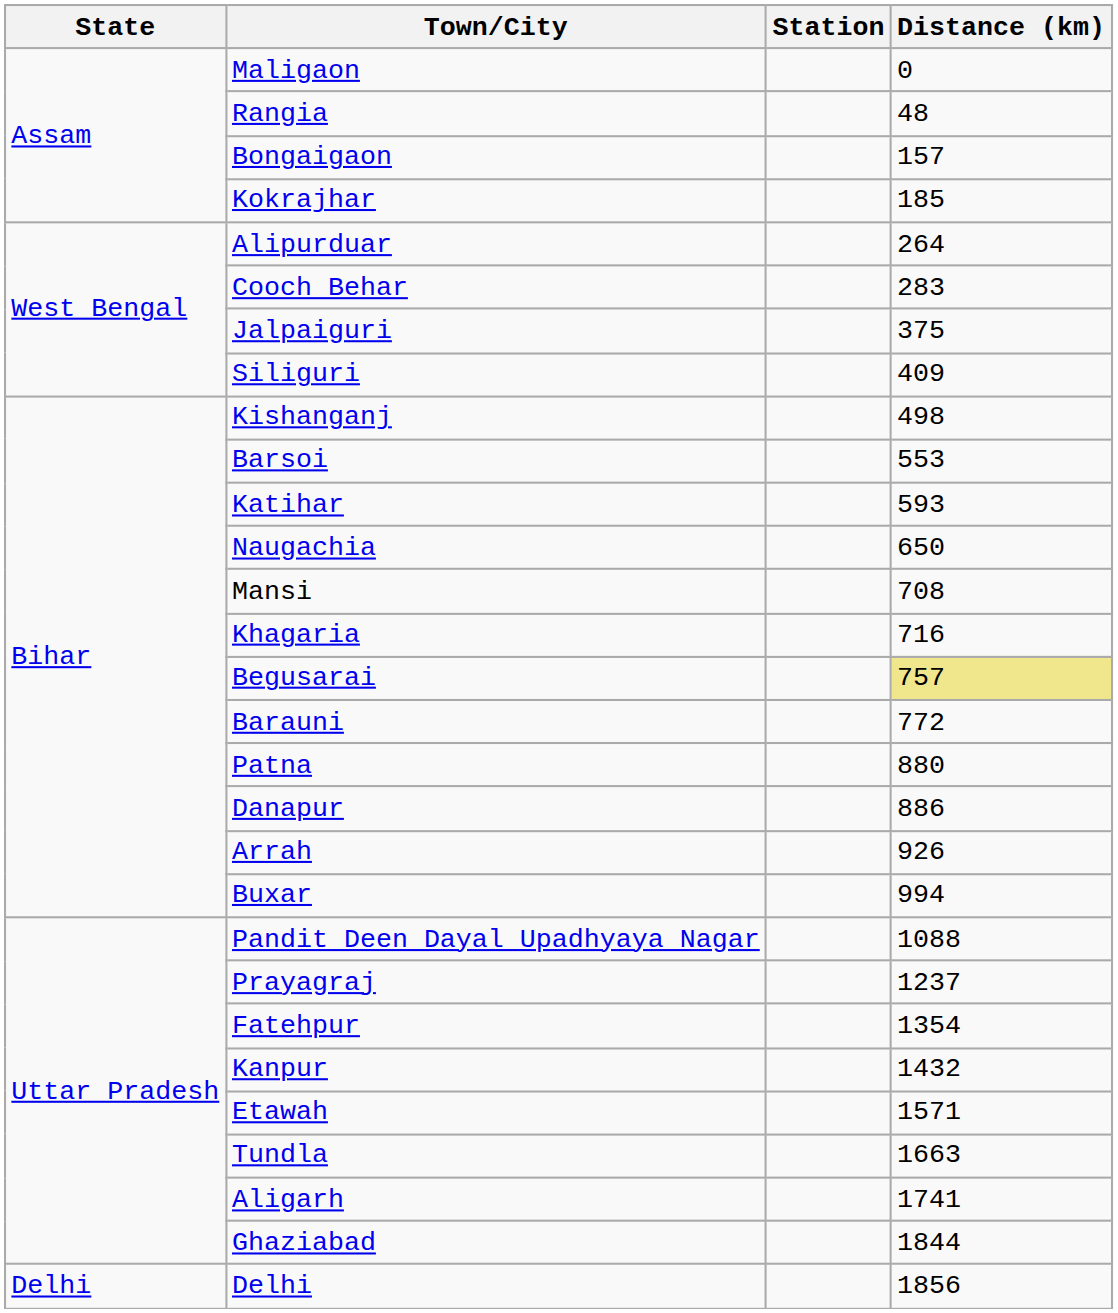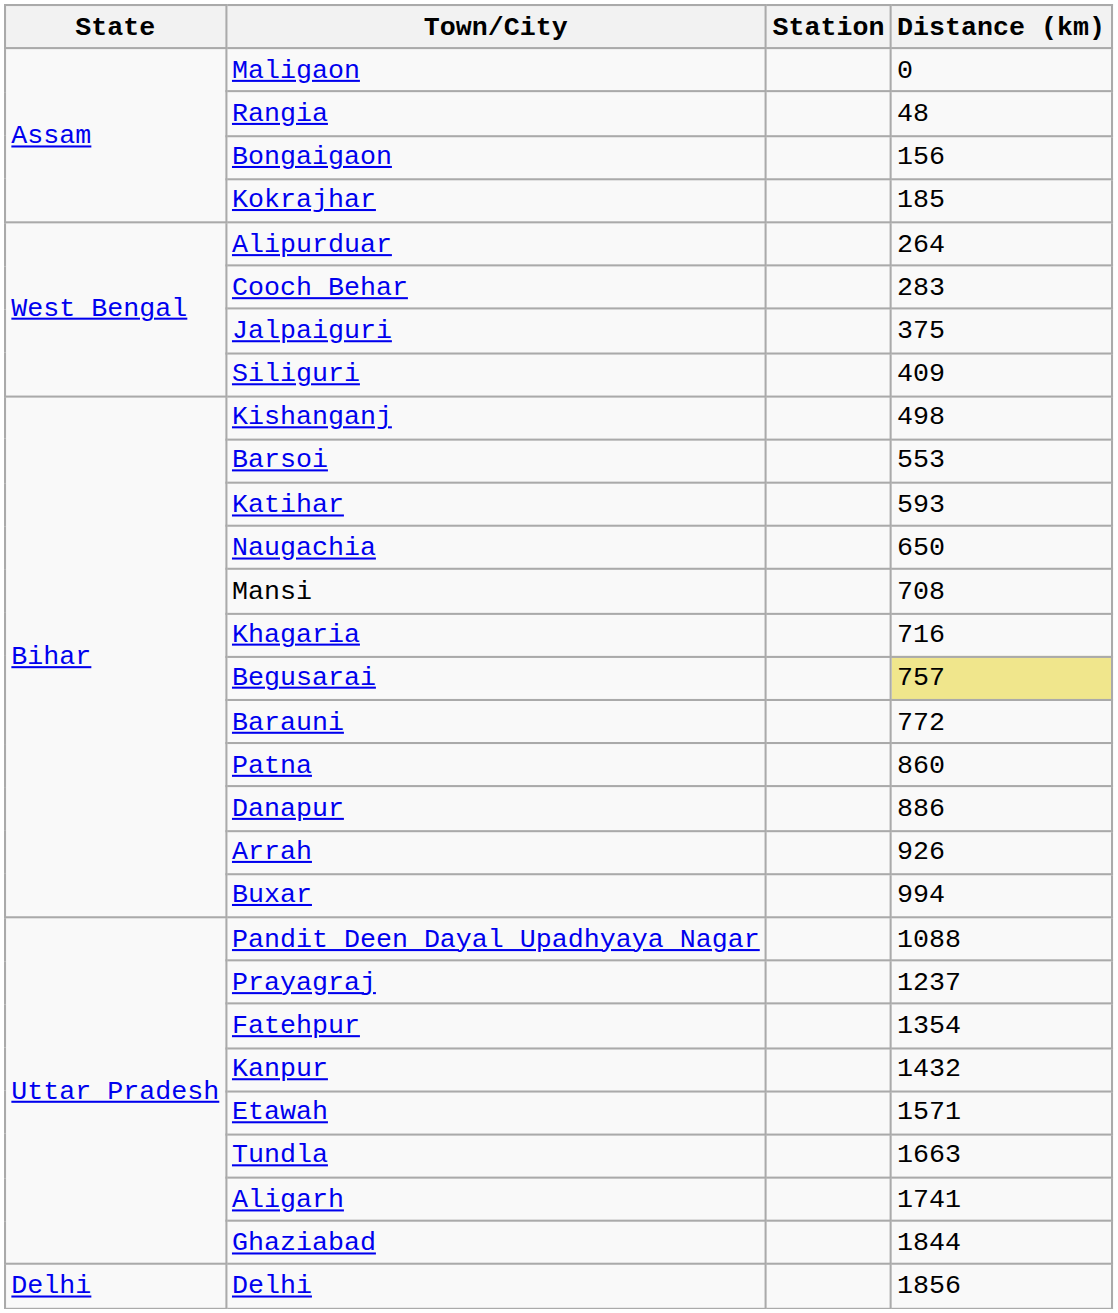(921, 157) 157 -> (921, 157) 156
(921, 765) 880 -> (921, 765) 860
